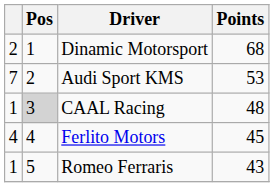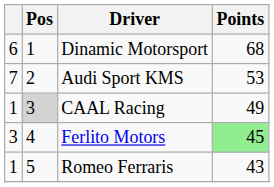(13, 49) 2 -> (13, 49) 6
(255, 108) 48 -> (255, 108) 49
(13, 137) 4 -> (13, 137) 3
(255, 137) no background -> (255, 137) lightgreen background
